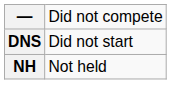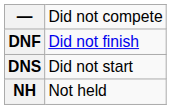+ row: (25, 41)
